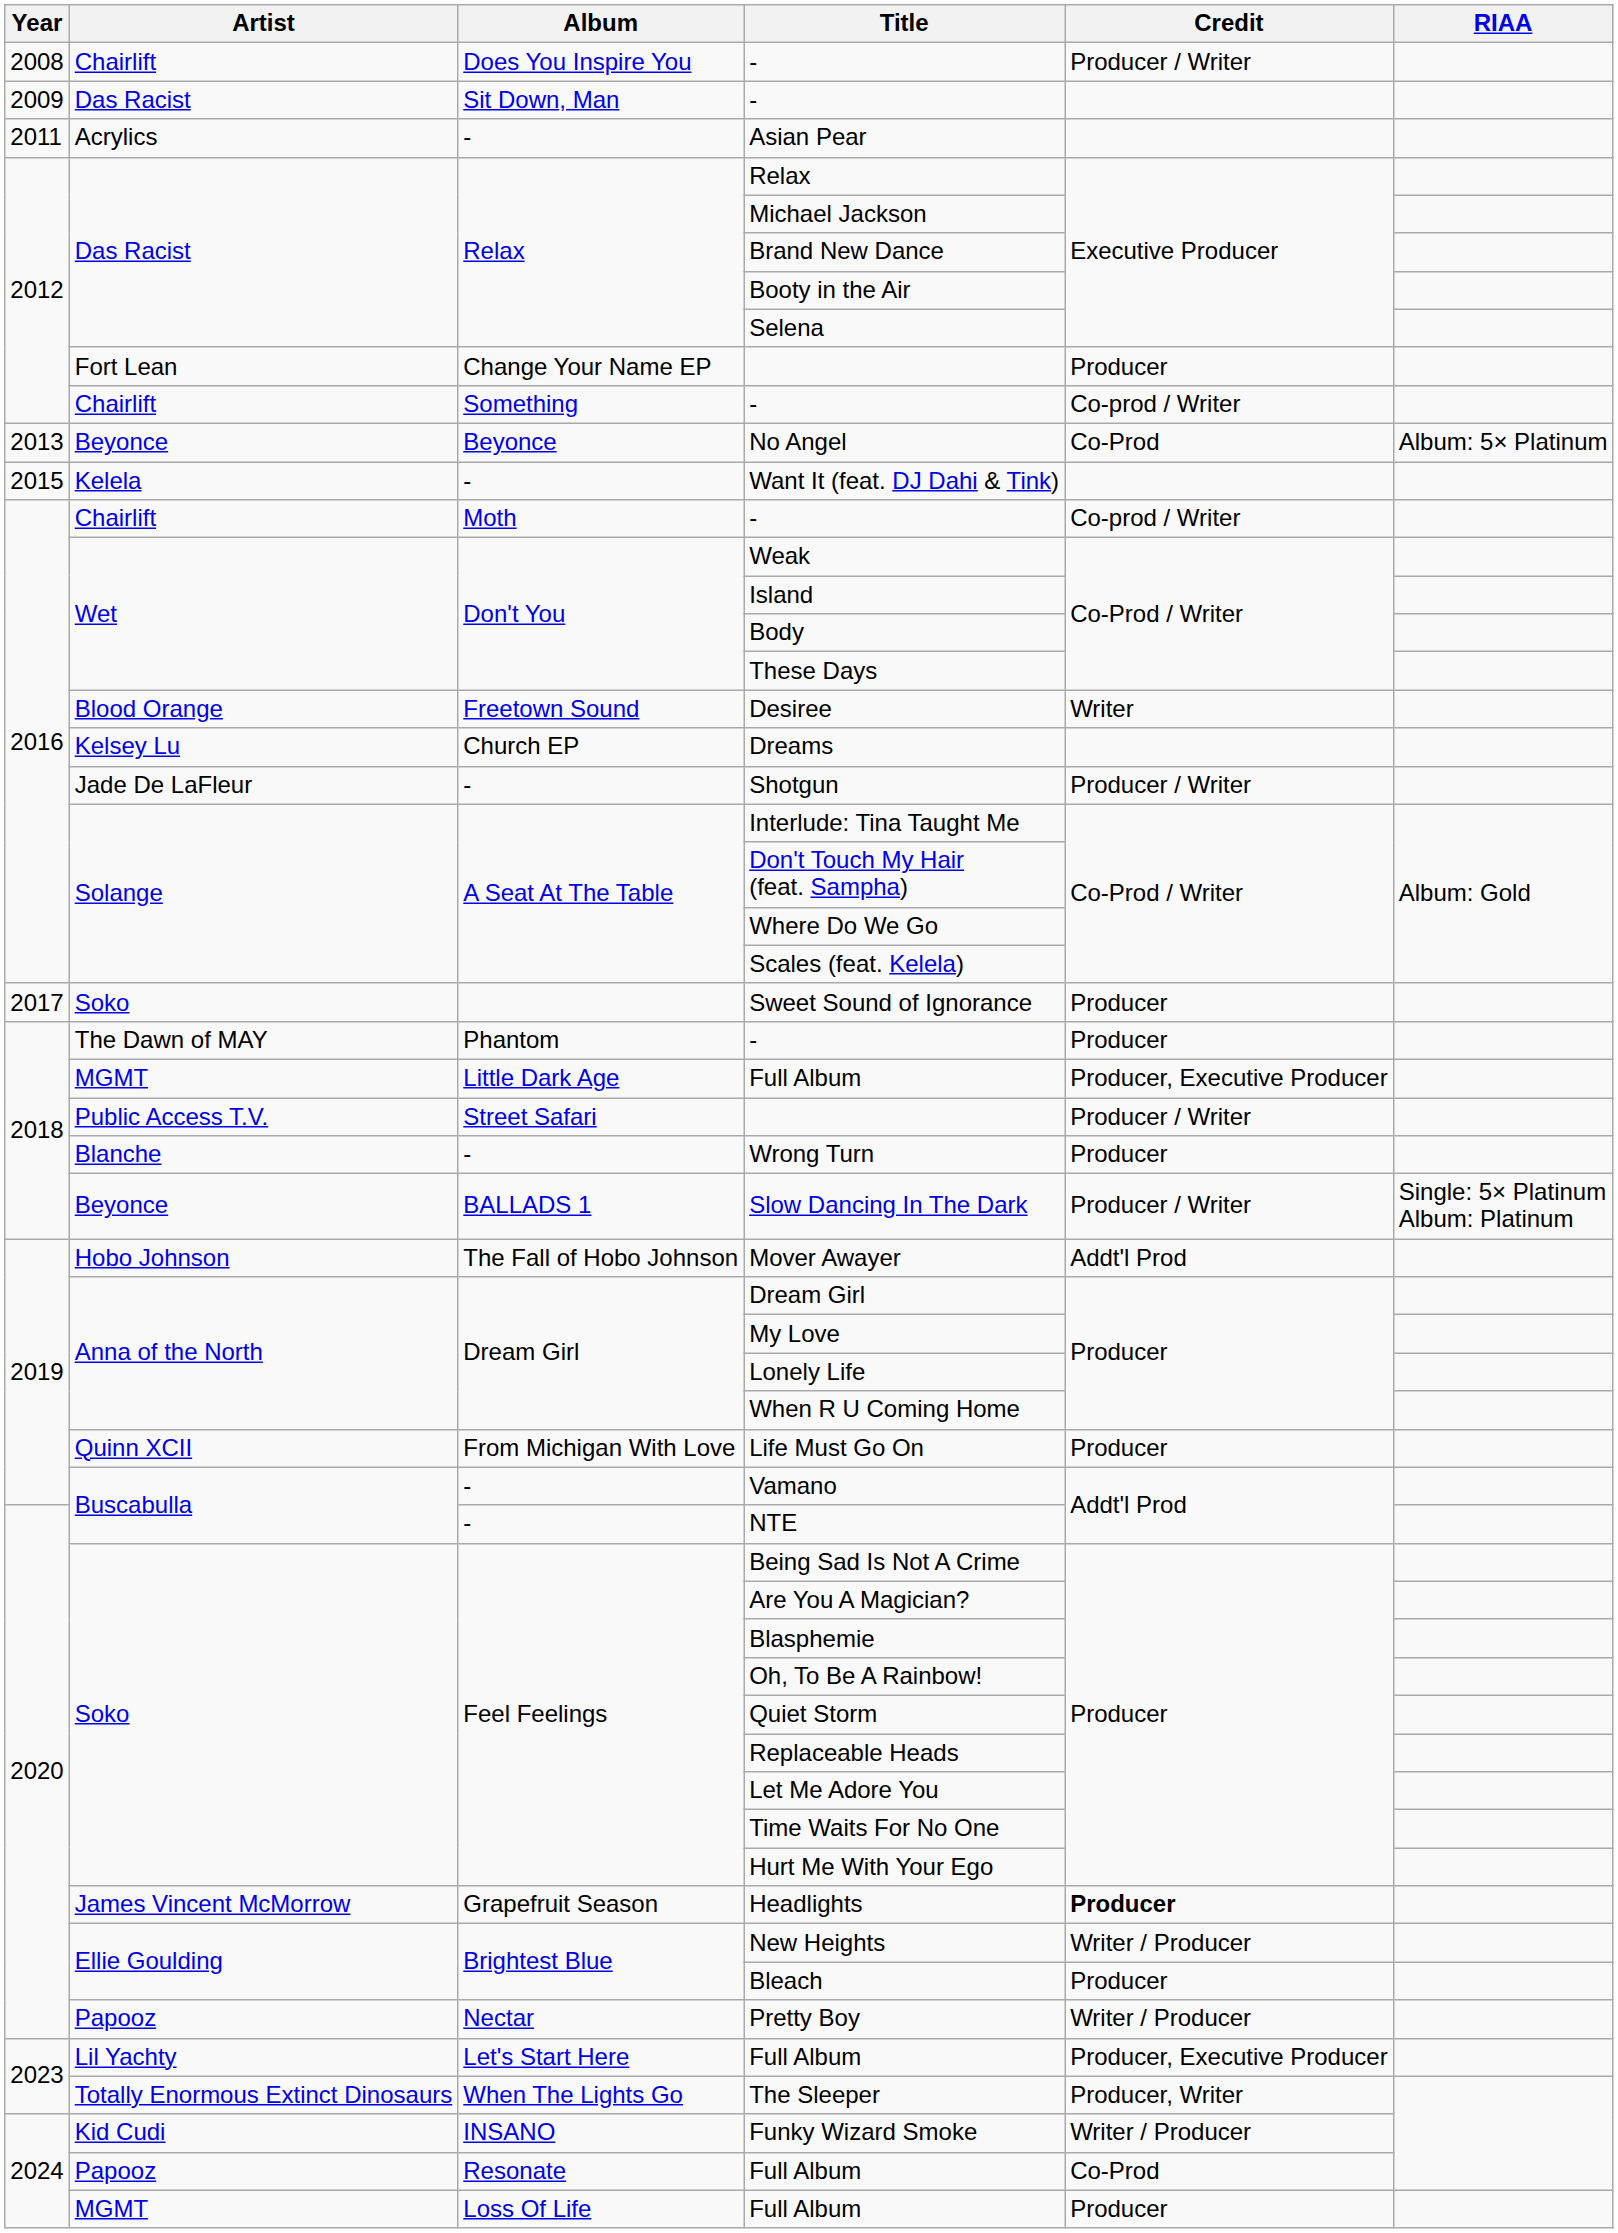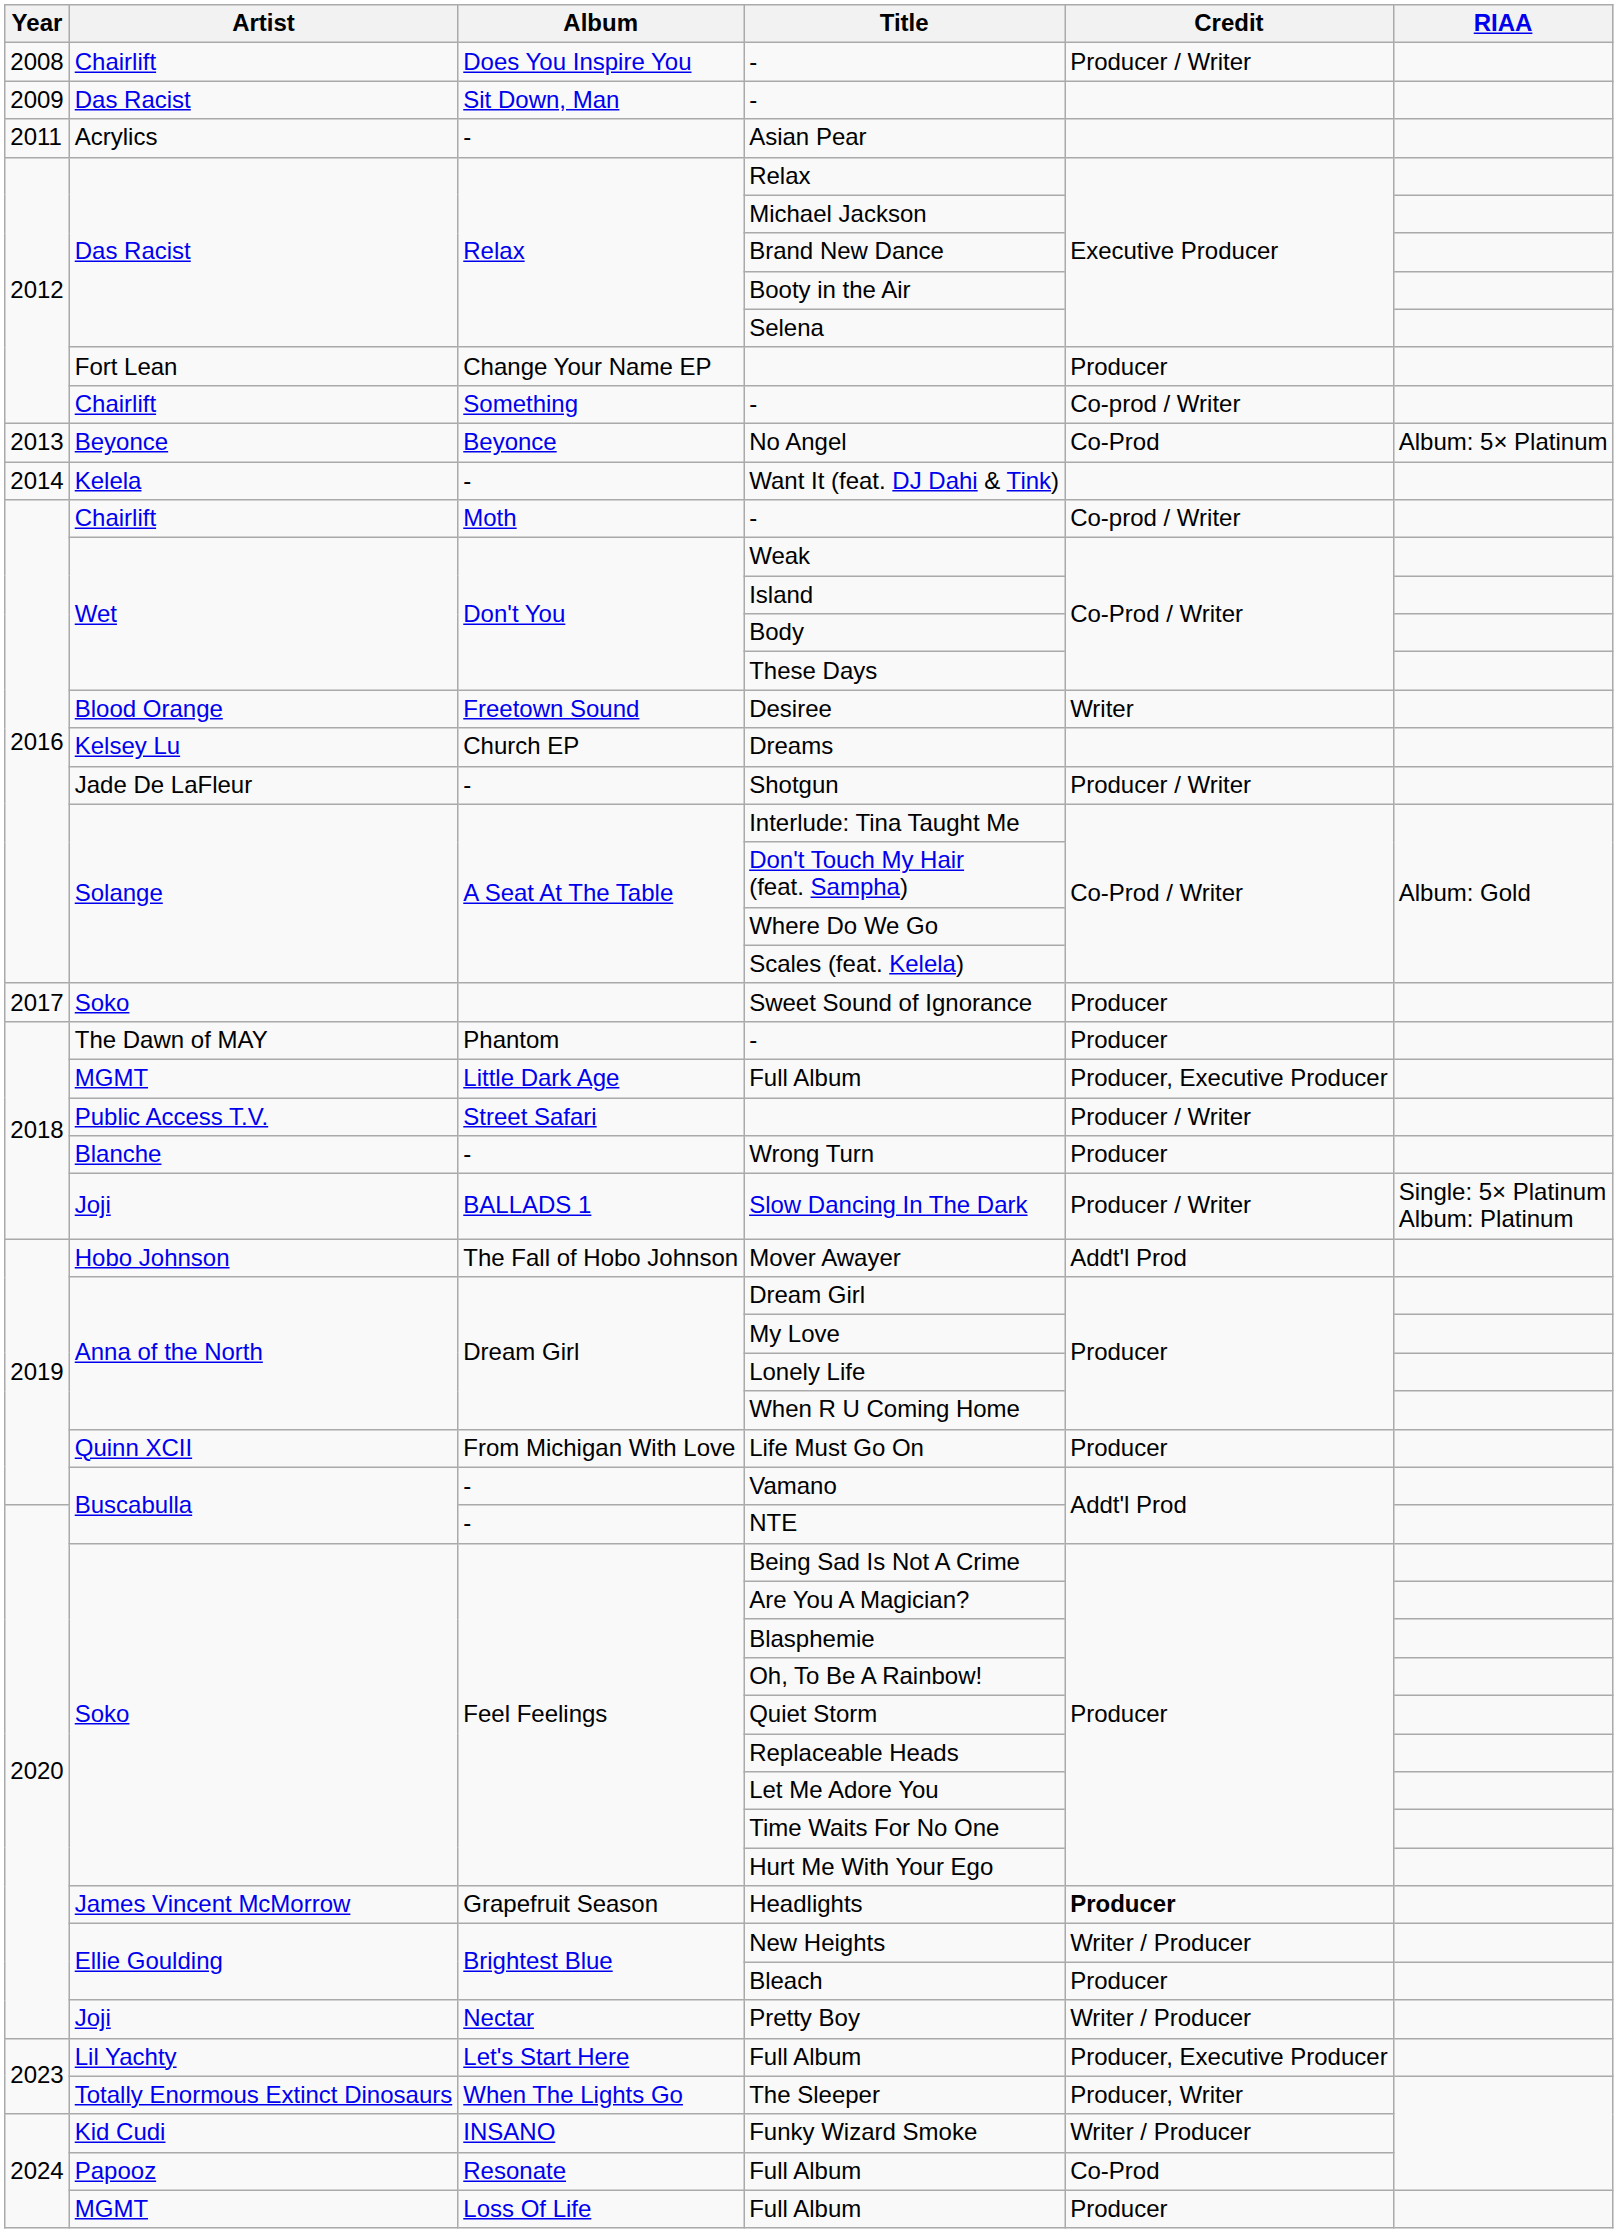(37, 480) 2015 -> (37, 480) 2014
(121, 1205) Beyonce -> (93, 1205) Joji
(115, 2018) Papooz -> (93, 2018) Joji
